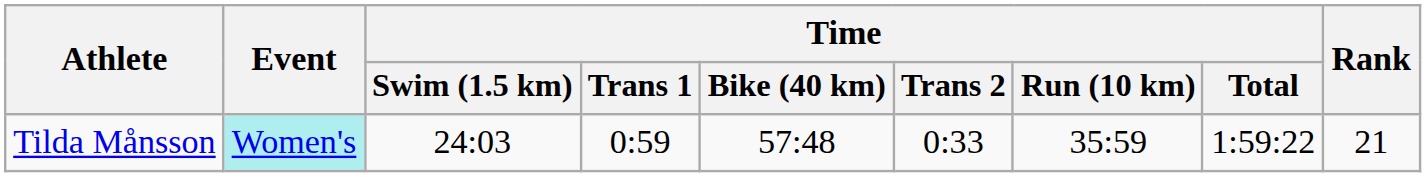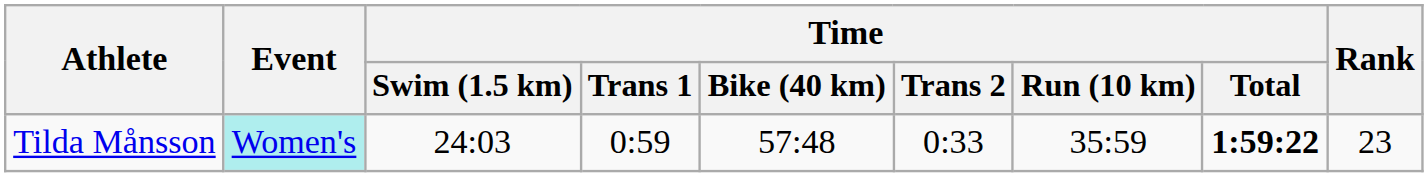(1263, 142) normal -> (1265, 142) bold
(1371, 142) 21 -> (1375, 142) 23
